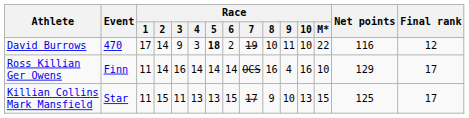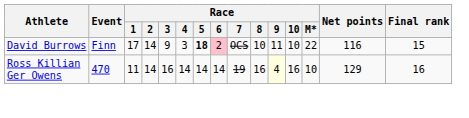(113, 46) 470 -> (104, 46) Finn
(231, 46) no background -> (219, 46) pink background
(251, 46) 19 -> (239, 46) OCS
(431, 46) 12 -> (419, 46) 15
(116, 69) Finn -> (101, 69) 470
(251, 69) OCS -> (239, 69) 19
(289, 69) no background -> (277, 69) lightyellow background
(431, 69) 17 -> (419, 69) 16
- row: (53, 98)
